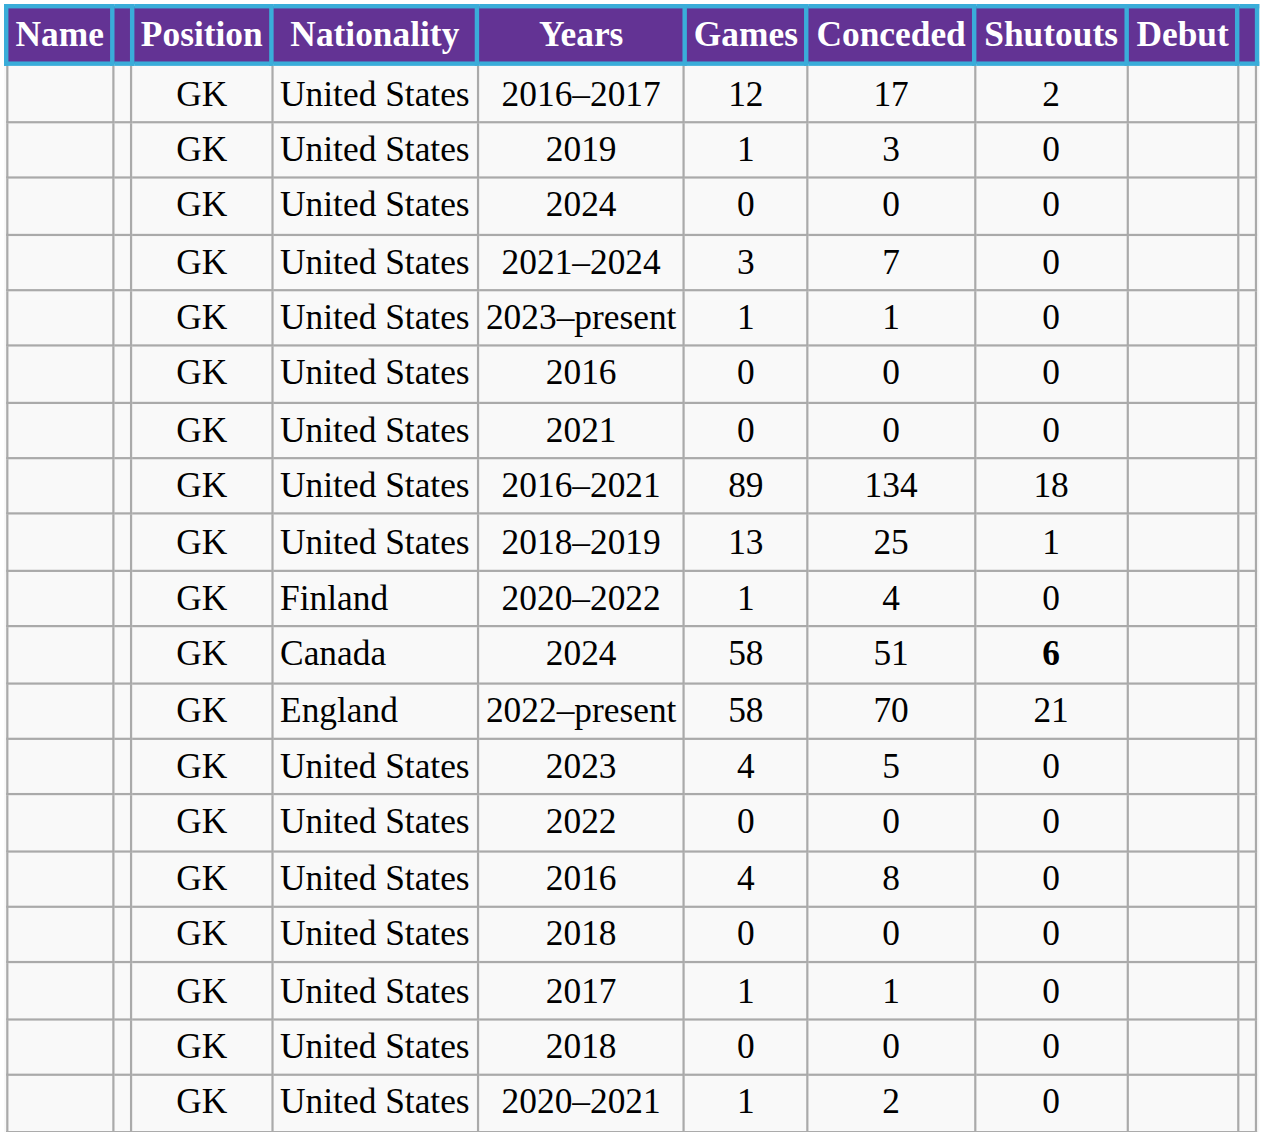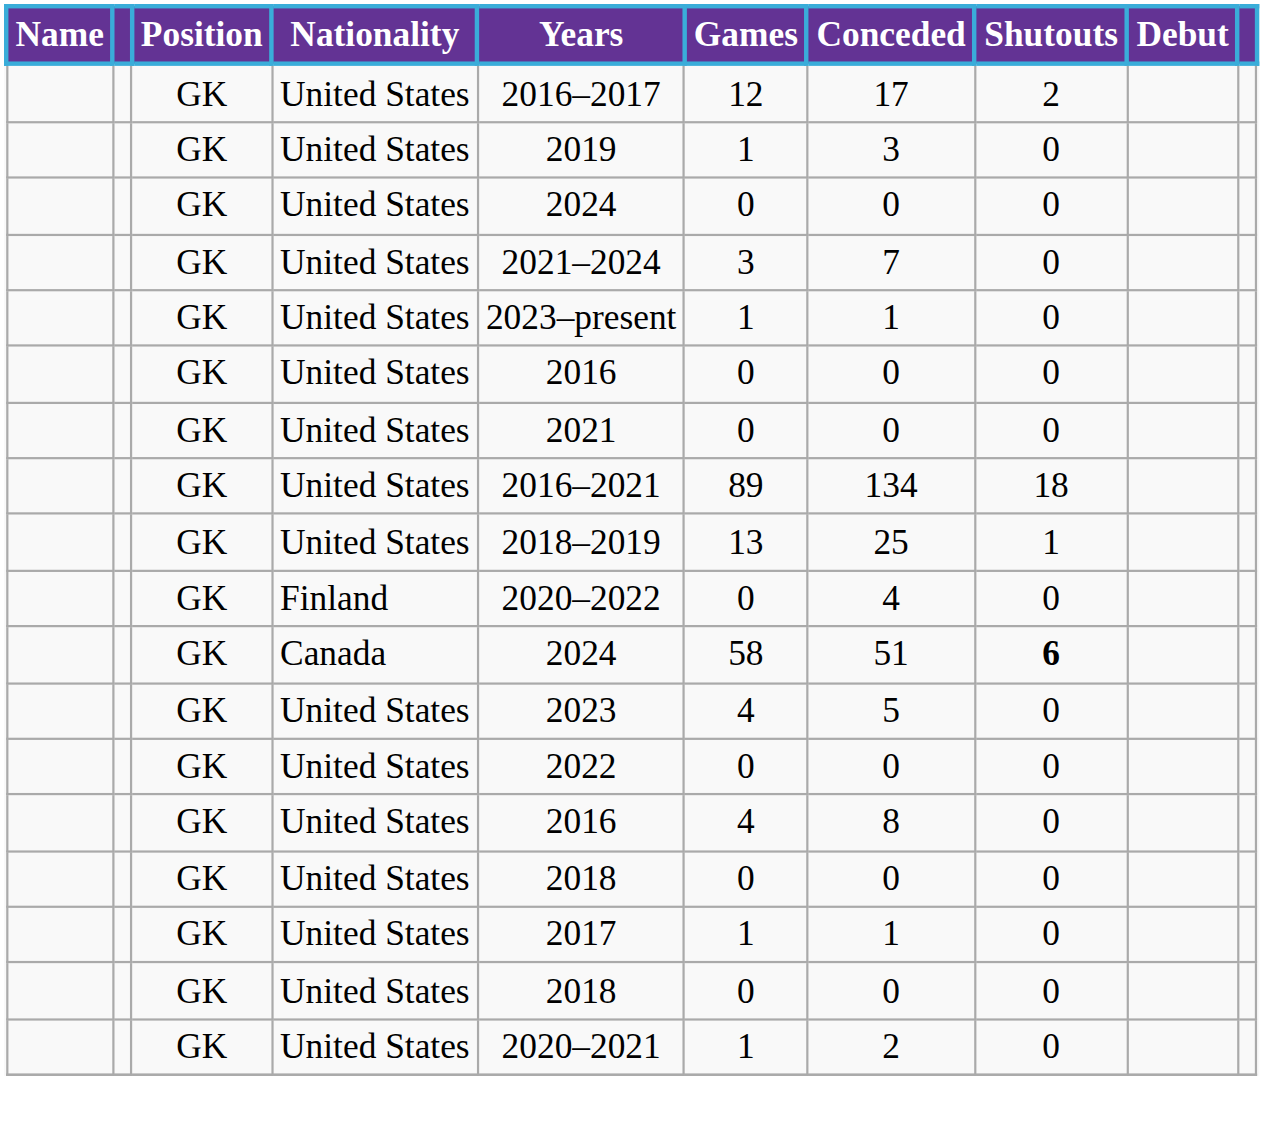(746, 597) 1 -> (746, 597) 0
- row: (60, 711)
